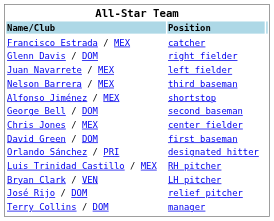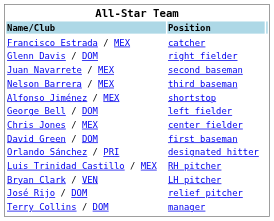(200, 70) left fielder -> (205, 70) second baseman
(205, 111) second baseman -> (200, 111) left fielder
